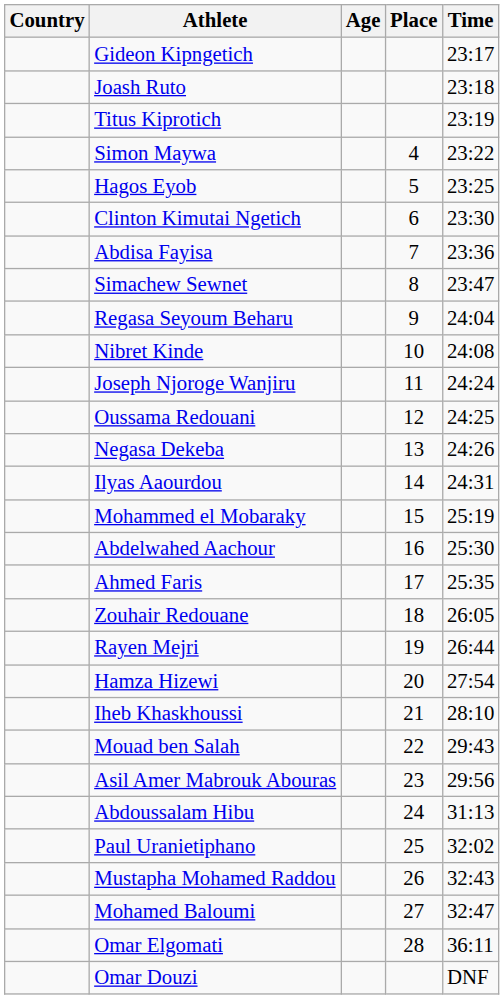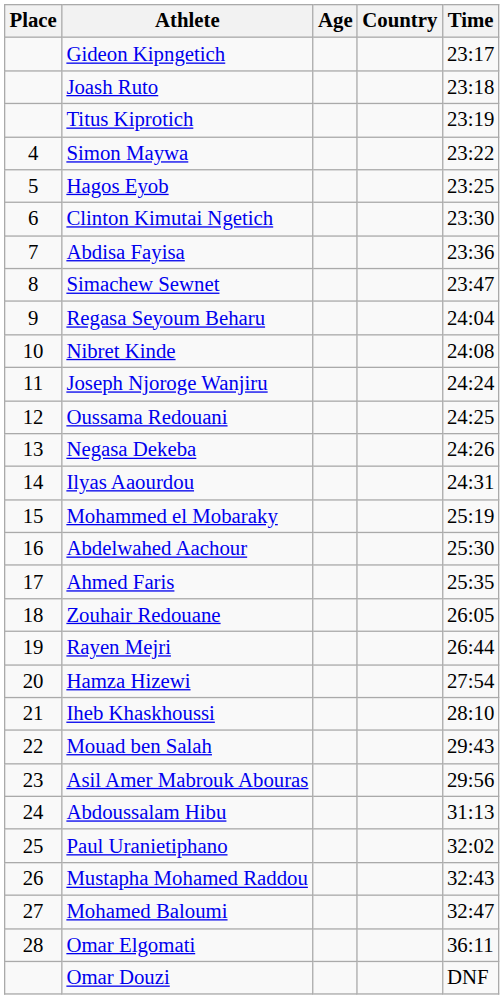columns swapped: (414, 20) <-> (47, 20)
